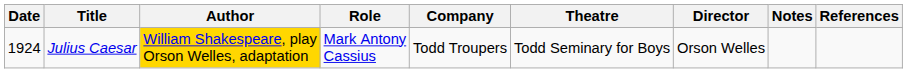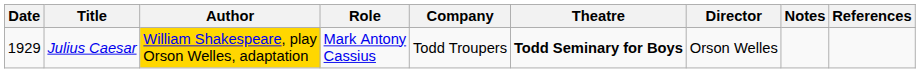(24, 47) 1924 -> (24, 47) 1929
(592, 47) normal -> (598, 47) bold
